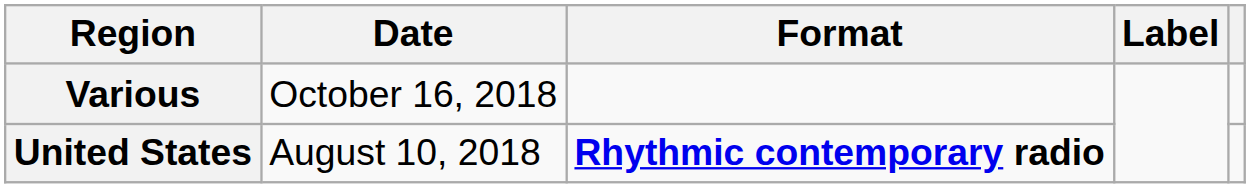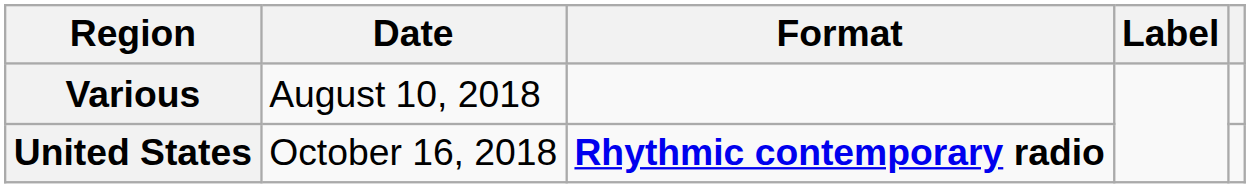(413, 93) October 16, 2018 -> (405, 93) August 10, 2018
(405, 152) August 10, 2018 -> (413, 152) October 16, 2018
